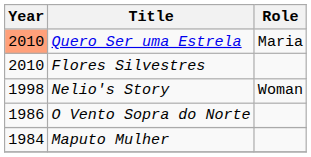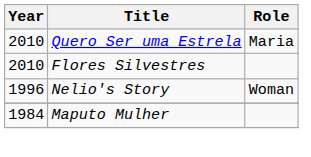(26, 41) lightsalmon background -> (26, 41) no background
(26, 91) 1998 -> (26, 91) 1996
- row: (151, 115)
